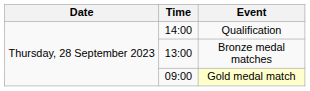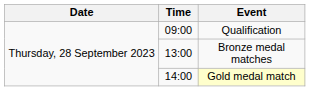(178, 30) 14:00 -> (178, 30) 09:00
(178, 77) 09:00 -> (178, 77) 14:00
